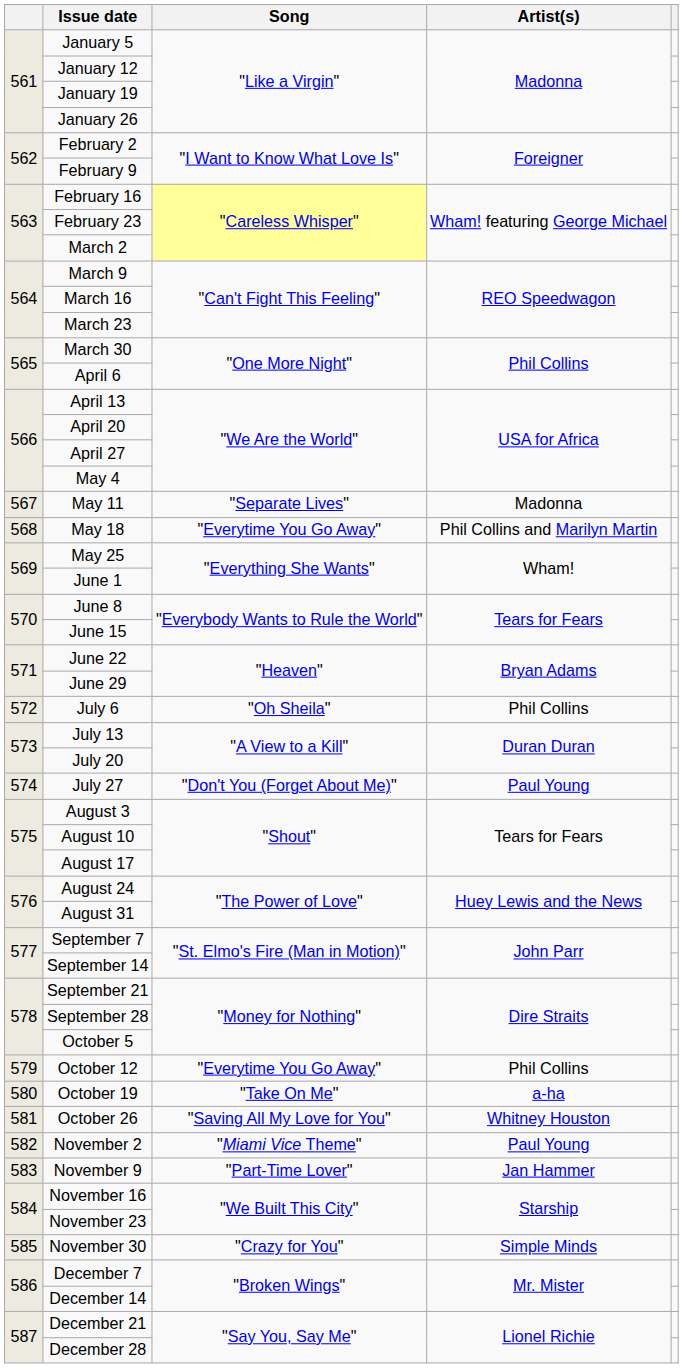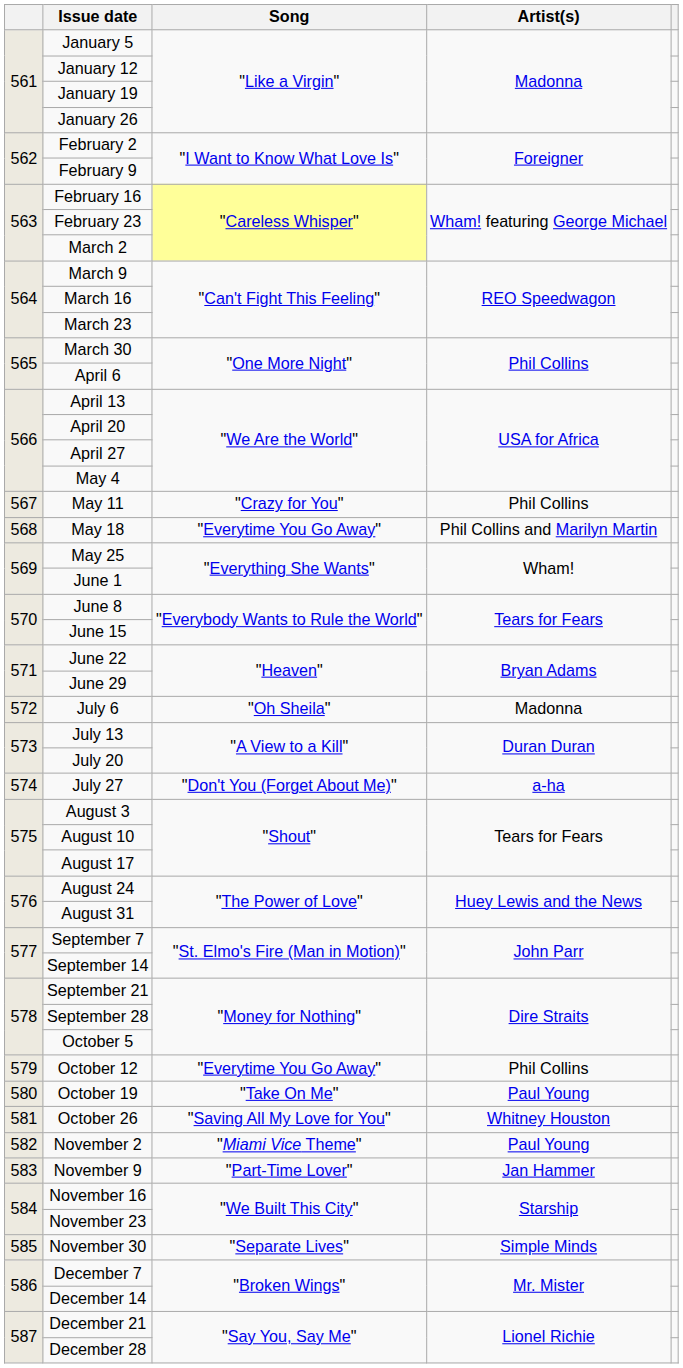(289, 504) "Separate Lives" -> (289, 504) "Crazy for You"
(549, 504) Madonna -> (549, 504) Phil Collins
(549, 709) Phil Collins -> (549, 709) Madonna
(549, 786) Paul Young -> (549, 786) a-ha
(549, 1093) a-ha -> (549, 1093) Paul Young
(289, 1247) "Crazy for You" -> (289, 1247) "Separate Lives"
